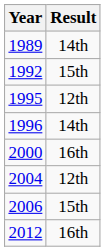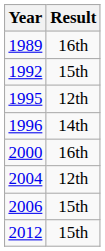(73, 44) 14th -> (73, 44) 16th
(73, 233) 16th -> (73, 233) 15th
